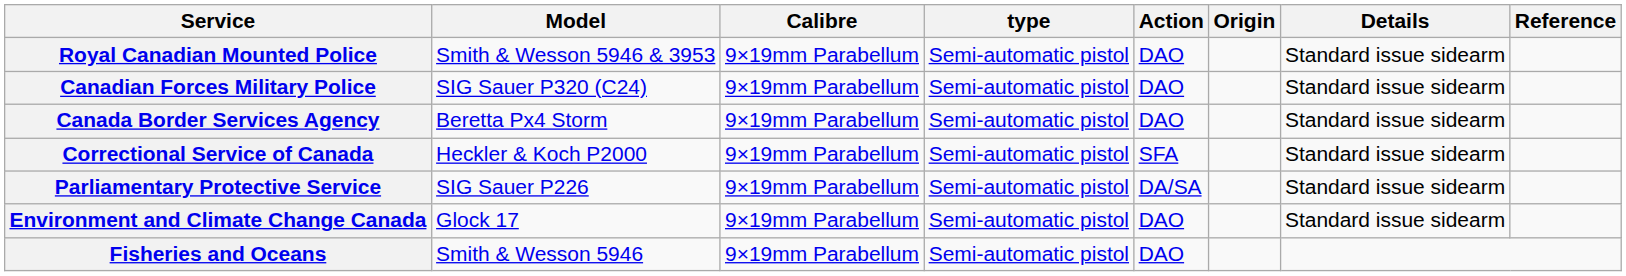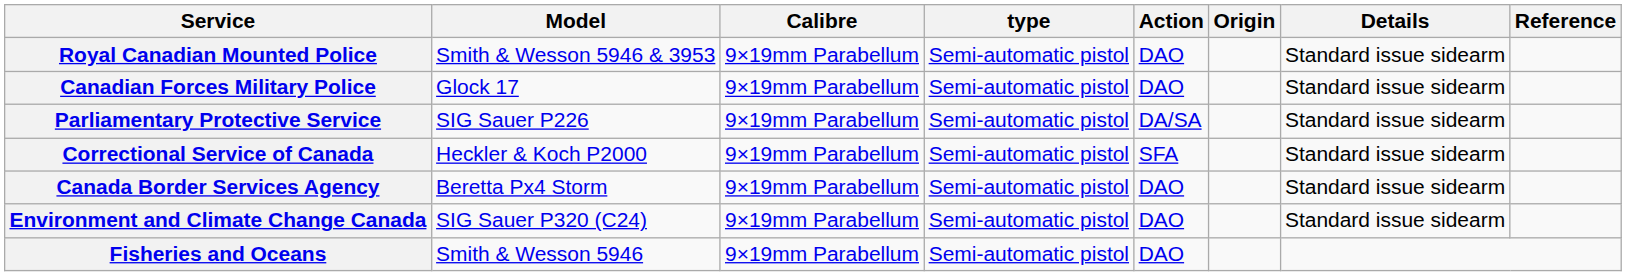(542, 87) SIG Sauer P320 (C24) -> (477, 87) Glock 17
rows swapped: (218, 120) <-> (218, 187)
(477, 220) Glock 17 -> (542, 220) SIG Sauer P320 (C24)
